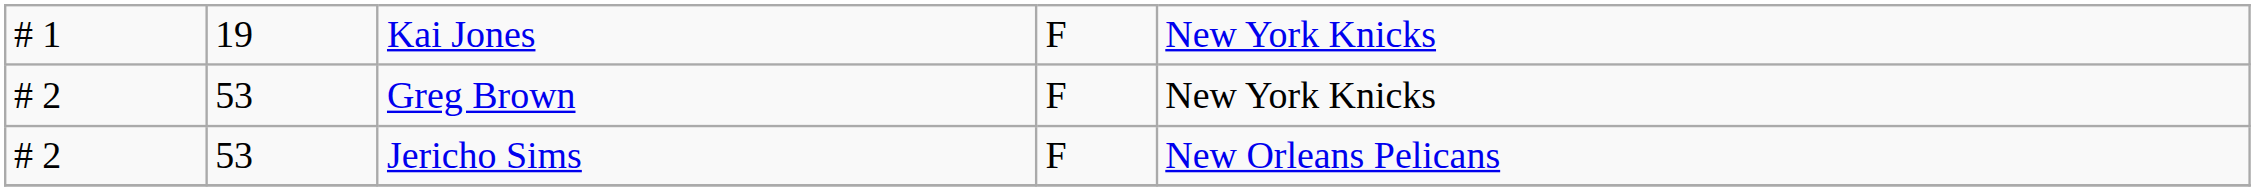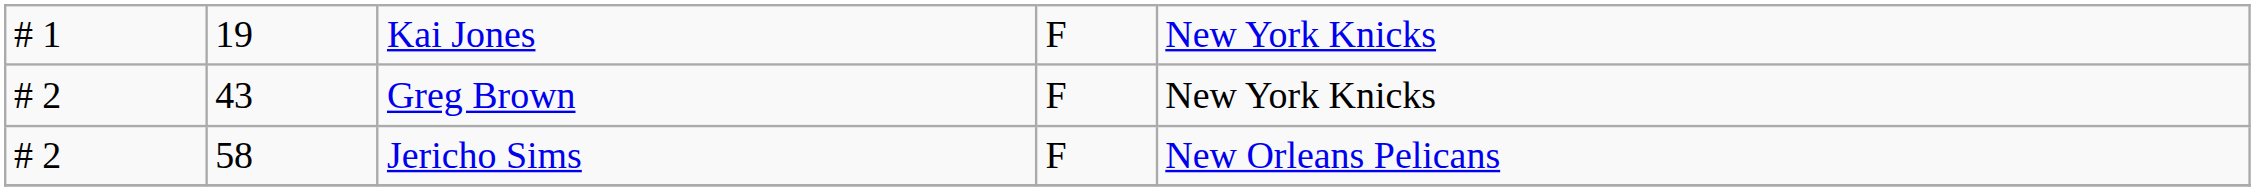(234, 94) 53 -> (234, 94) 43
(234, 154) 53 -> (234, 154) 58
